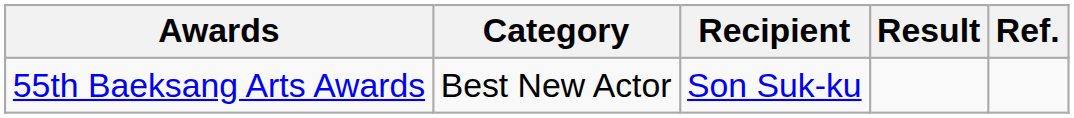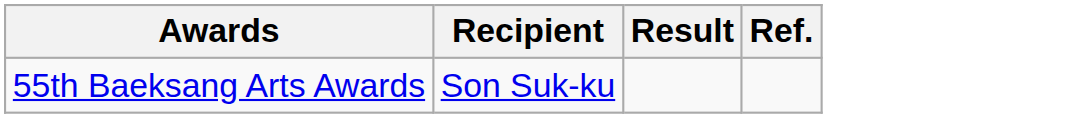- column: (556, 31)
